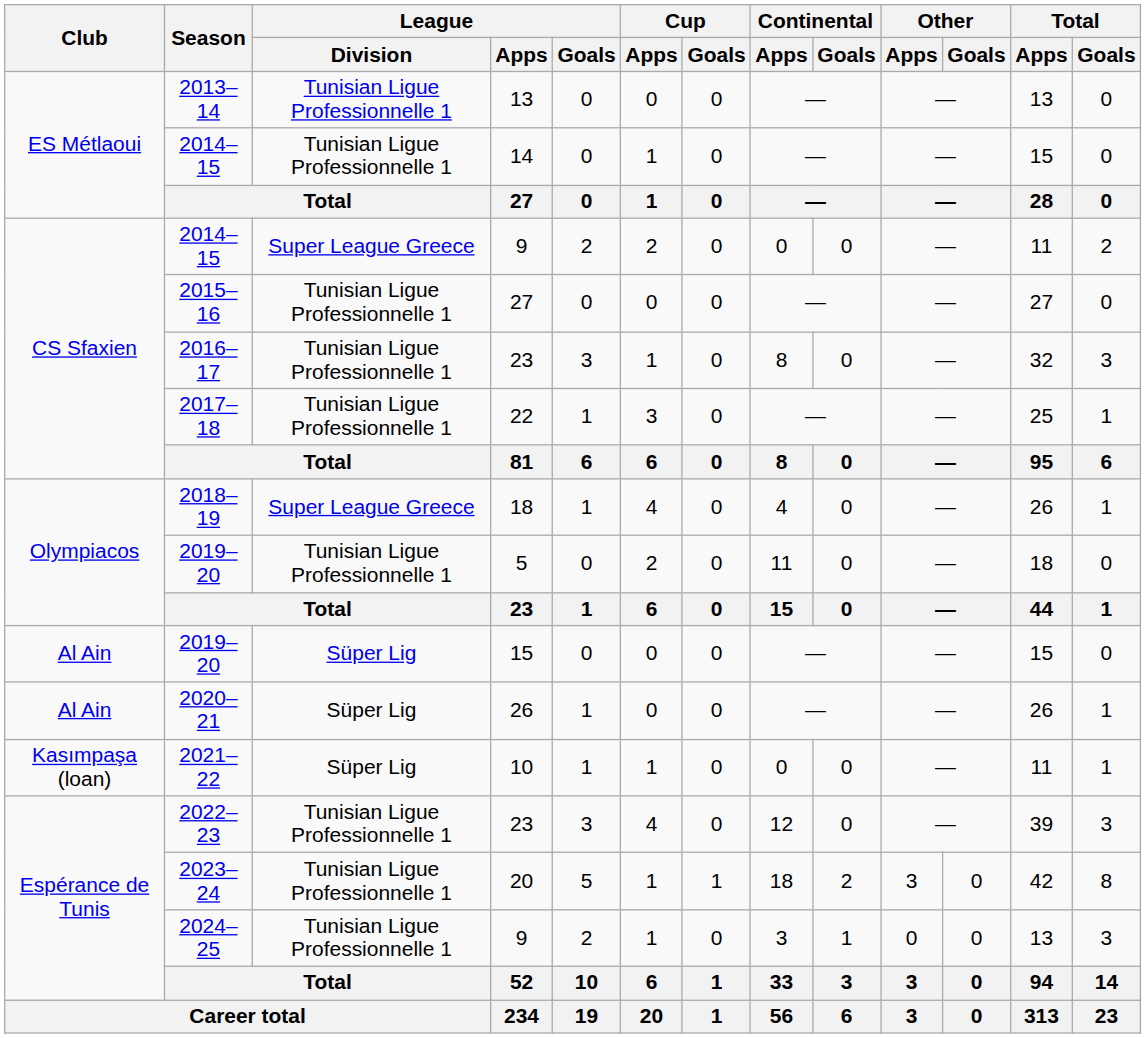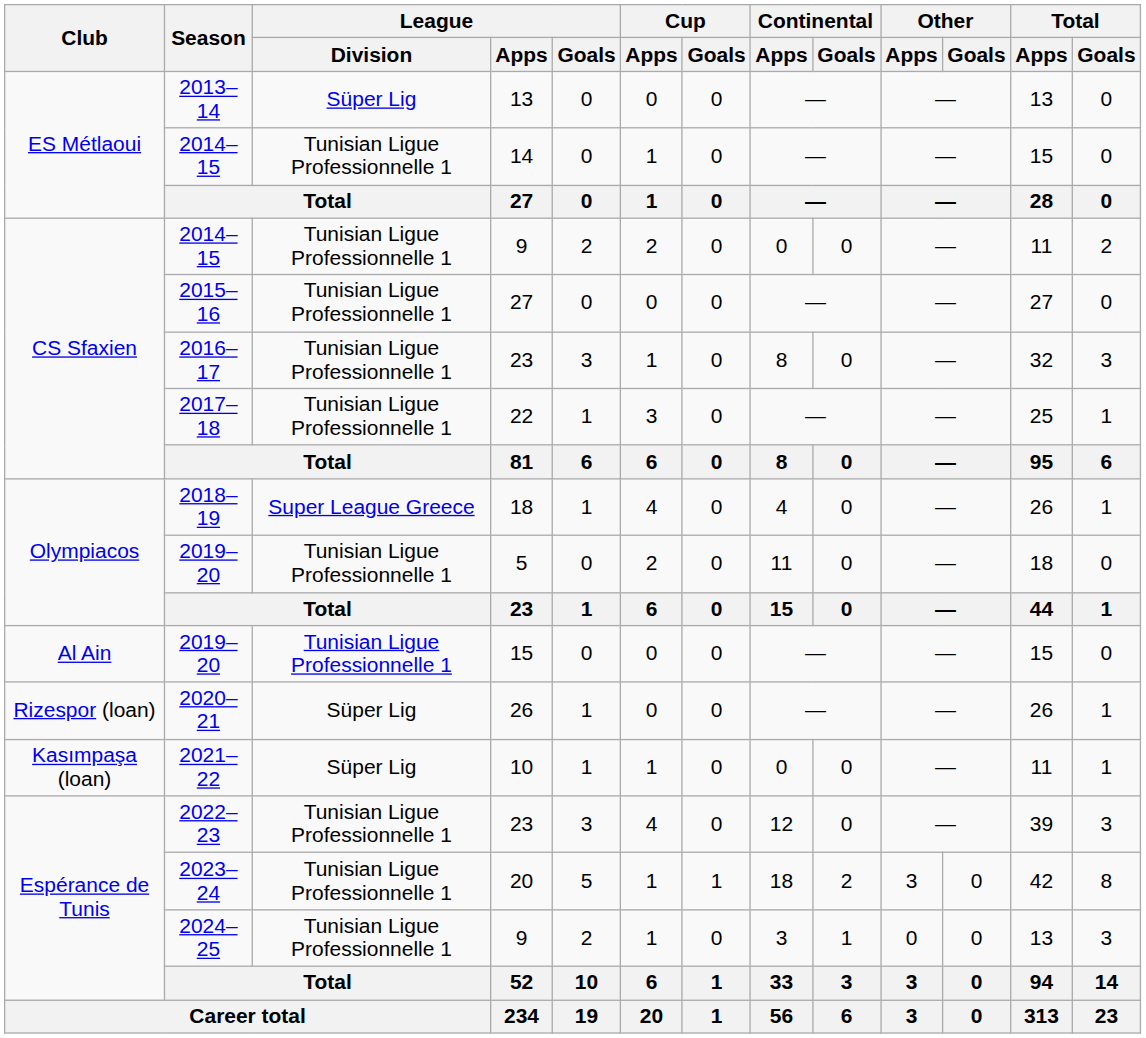(371, 99) Tunisian Ligue Professionnelle 1 -> (371, 99) Süper Lig
(371, 246) Super League Greece -> (371, 246) Tunisian Ligue Professionnelle 1
(371, 653) Süper Lig -> (371, 653) Tunisian Ligue Professionnelle 1
(85, 710) Al Ain -> (85, 710) Rizespor (loan)
